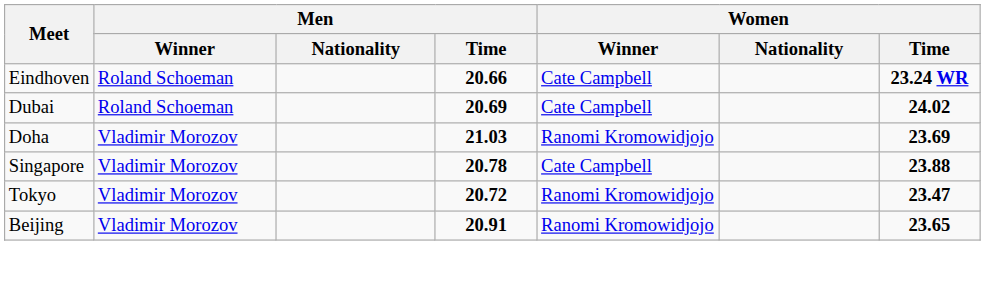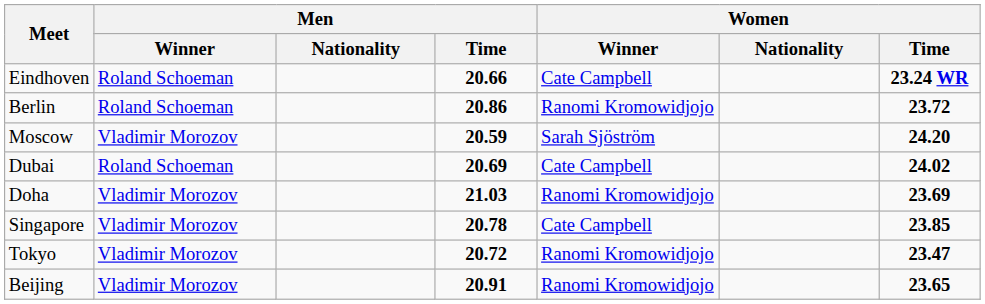+ row: (32, 107)
+ row: (41, 136)
(929, 166) 23.88 -> (929, 225) 23.85
